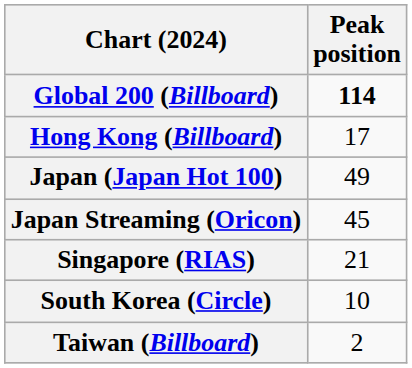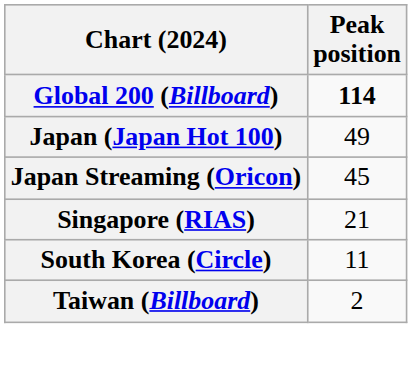- row: (156, 136)
(357, 300) 10 -> (357, 259) 11
